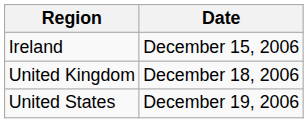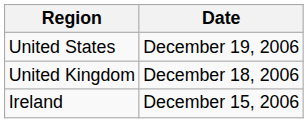rows swapped: (36, 46) <-> (62, 103)
